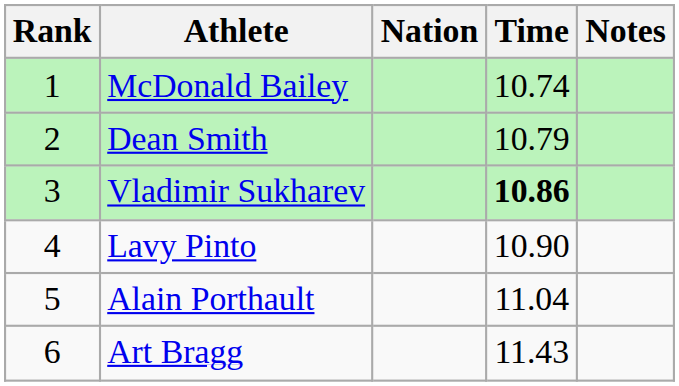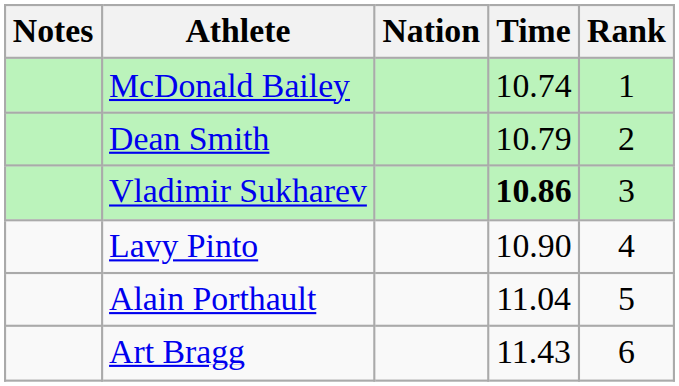columns swapped: (52, 31) <-> (626, 31)
